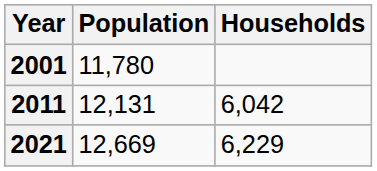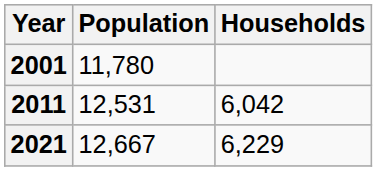(117, 104) 12,131 -> (117, 104) 12,531
(117, 144) 12,669 -> (117, 144) 12,667
